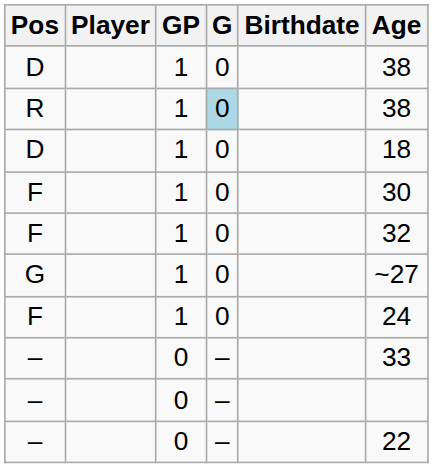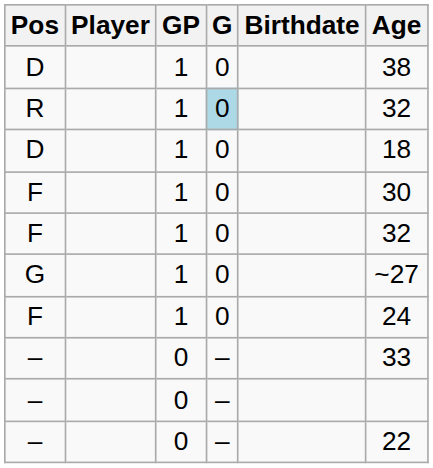(397, 108) 38 -> (397, 108) 32
